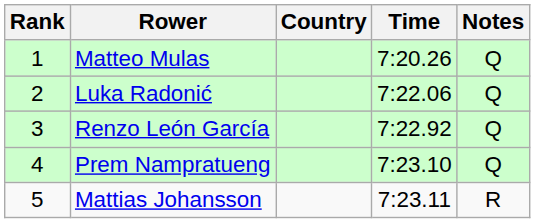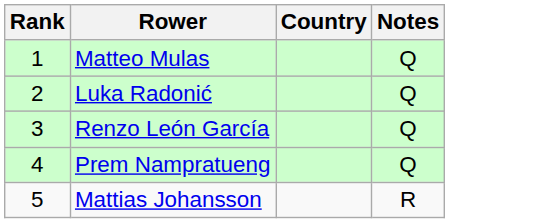- column: (414, 22)
